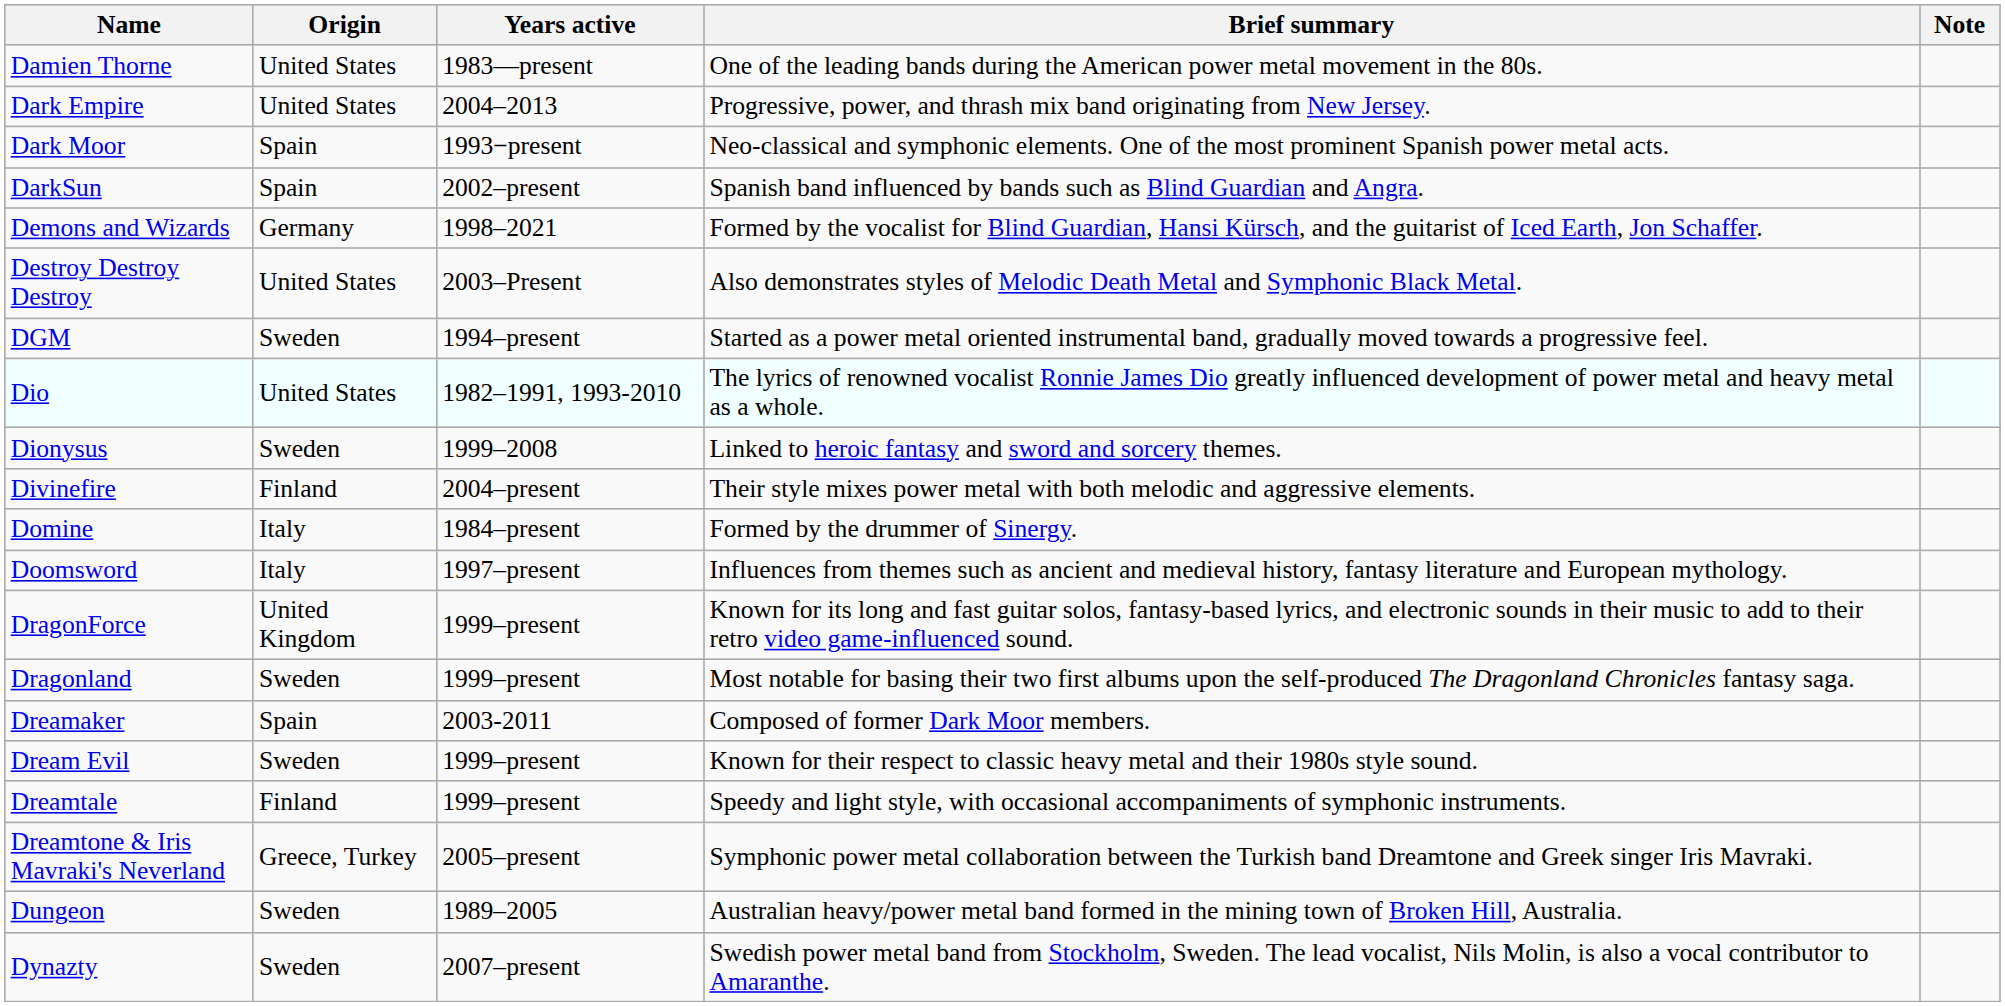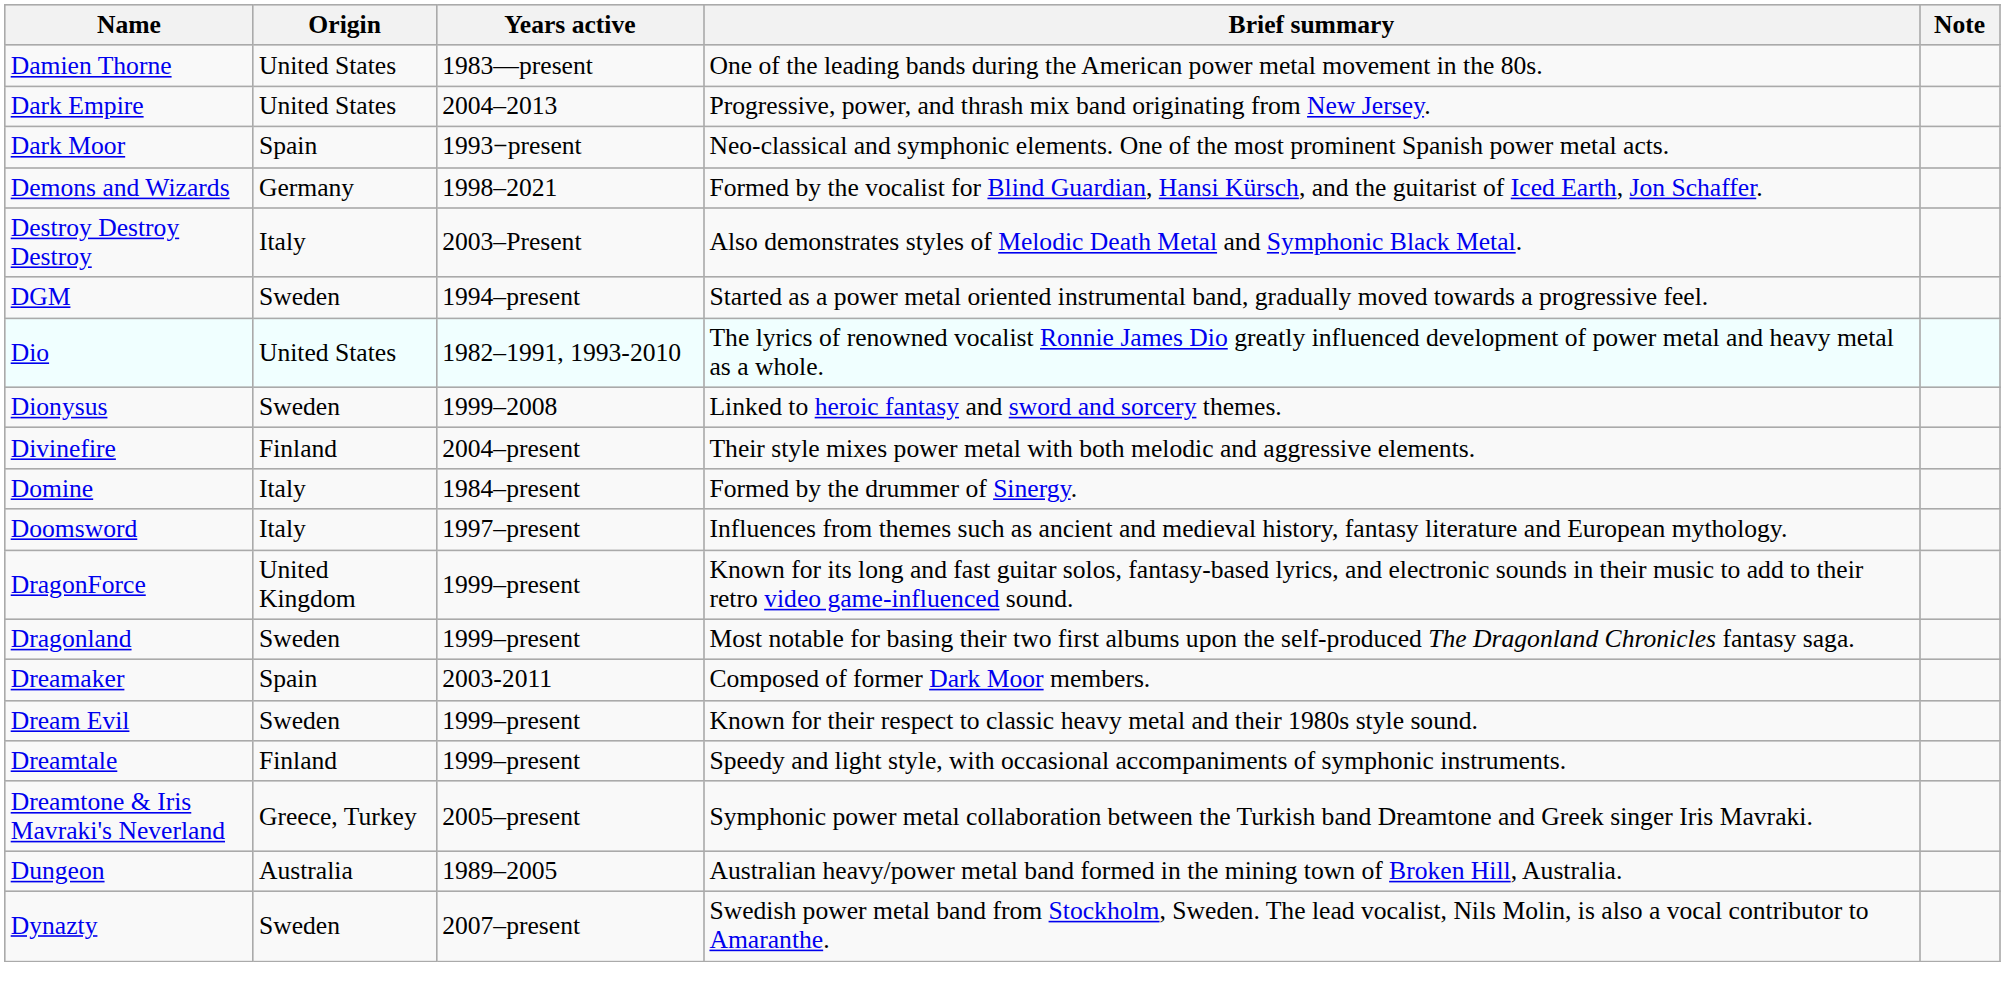- row: (56, 187)
(328, 282) United States -> (282, 242) Italy
(299, 911) Sweden -> (306, 870) Australia
